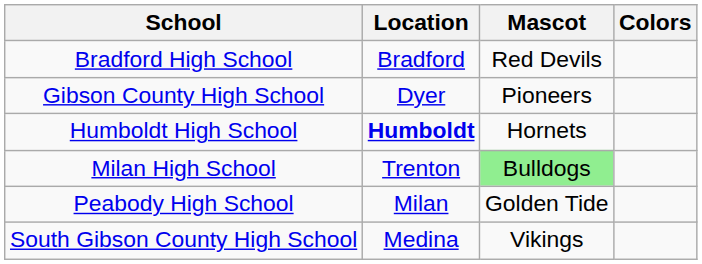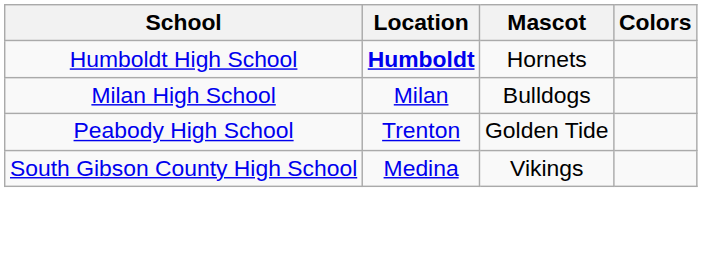- row: (184, 58)
- row: (184, 95)
(421, 167) Trenton -> (421, 95) Milan
(547, 167) lightgreen background -> (547, 95) no background
(421, 204) Milan -> (421, 131) Trenton
